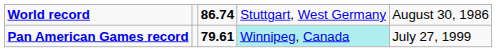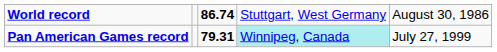(217, 36) 79.61 -> (217, 36) 79.31
